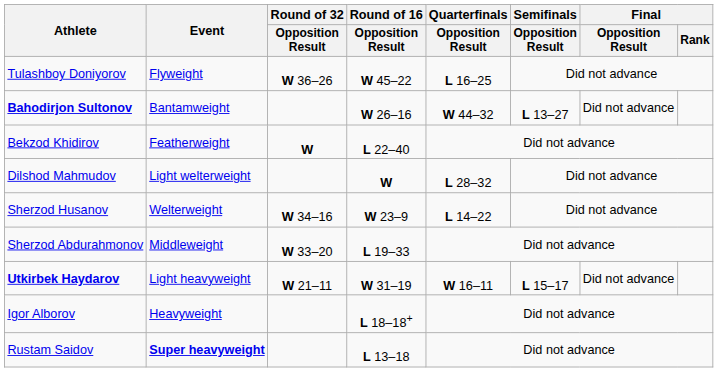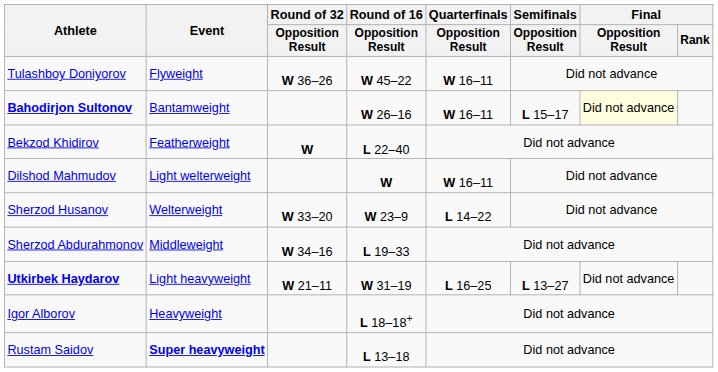(468, 81) L 16–25 -> (468, 81) W 16–11
(468, 115) W 44–32 -> (468, 115) W 16–11
(545, 115) L 13–27 -> (545, 115) L 15–17
(629, 108) no background -> (629, 108) lightyellow background
(468, 183) L 28–32 -> (468, 183) W 16–11
(307, 217) W 34–16 -> (307, 217) W 33–20
(307, 252) W 33–20 -> (307, 252) W 34–16
(468, 286) W 16–11 -> (468, 286) L 16–25
(545, 286) L 15–17 -> (545, 286) L 13–27
